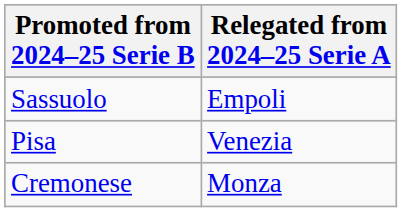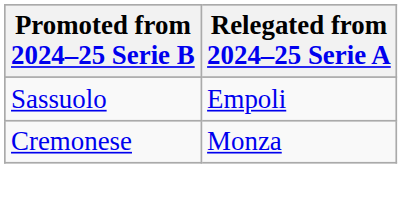- row: (33, 141)
